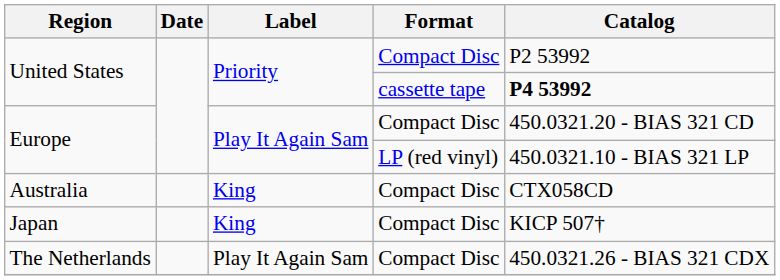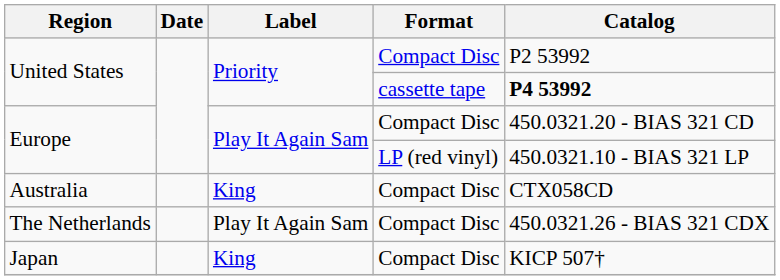rows swapped: (34, 223) <-> (80, 257)
